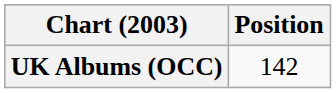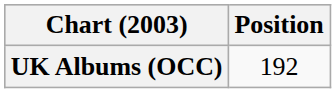(279, 66) 142 -> (279, 66) 192
